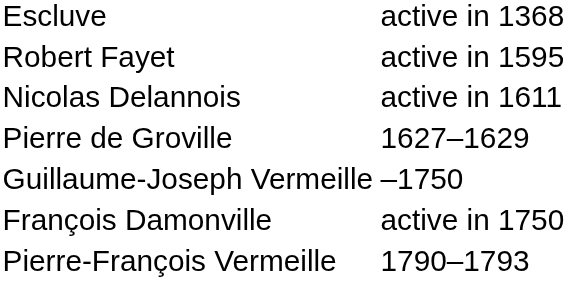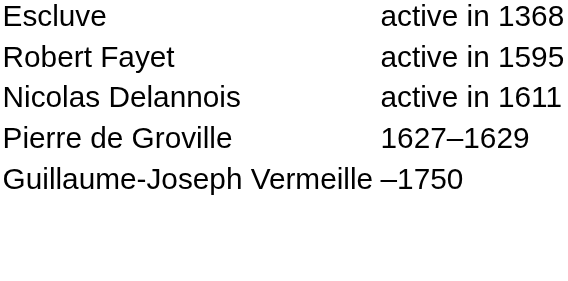- row: (137, 220)
- row: (170, 261)
